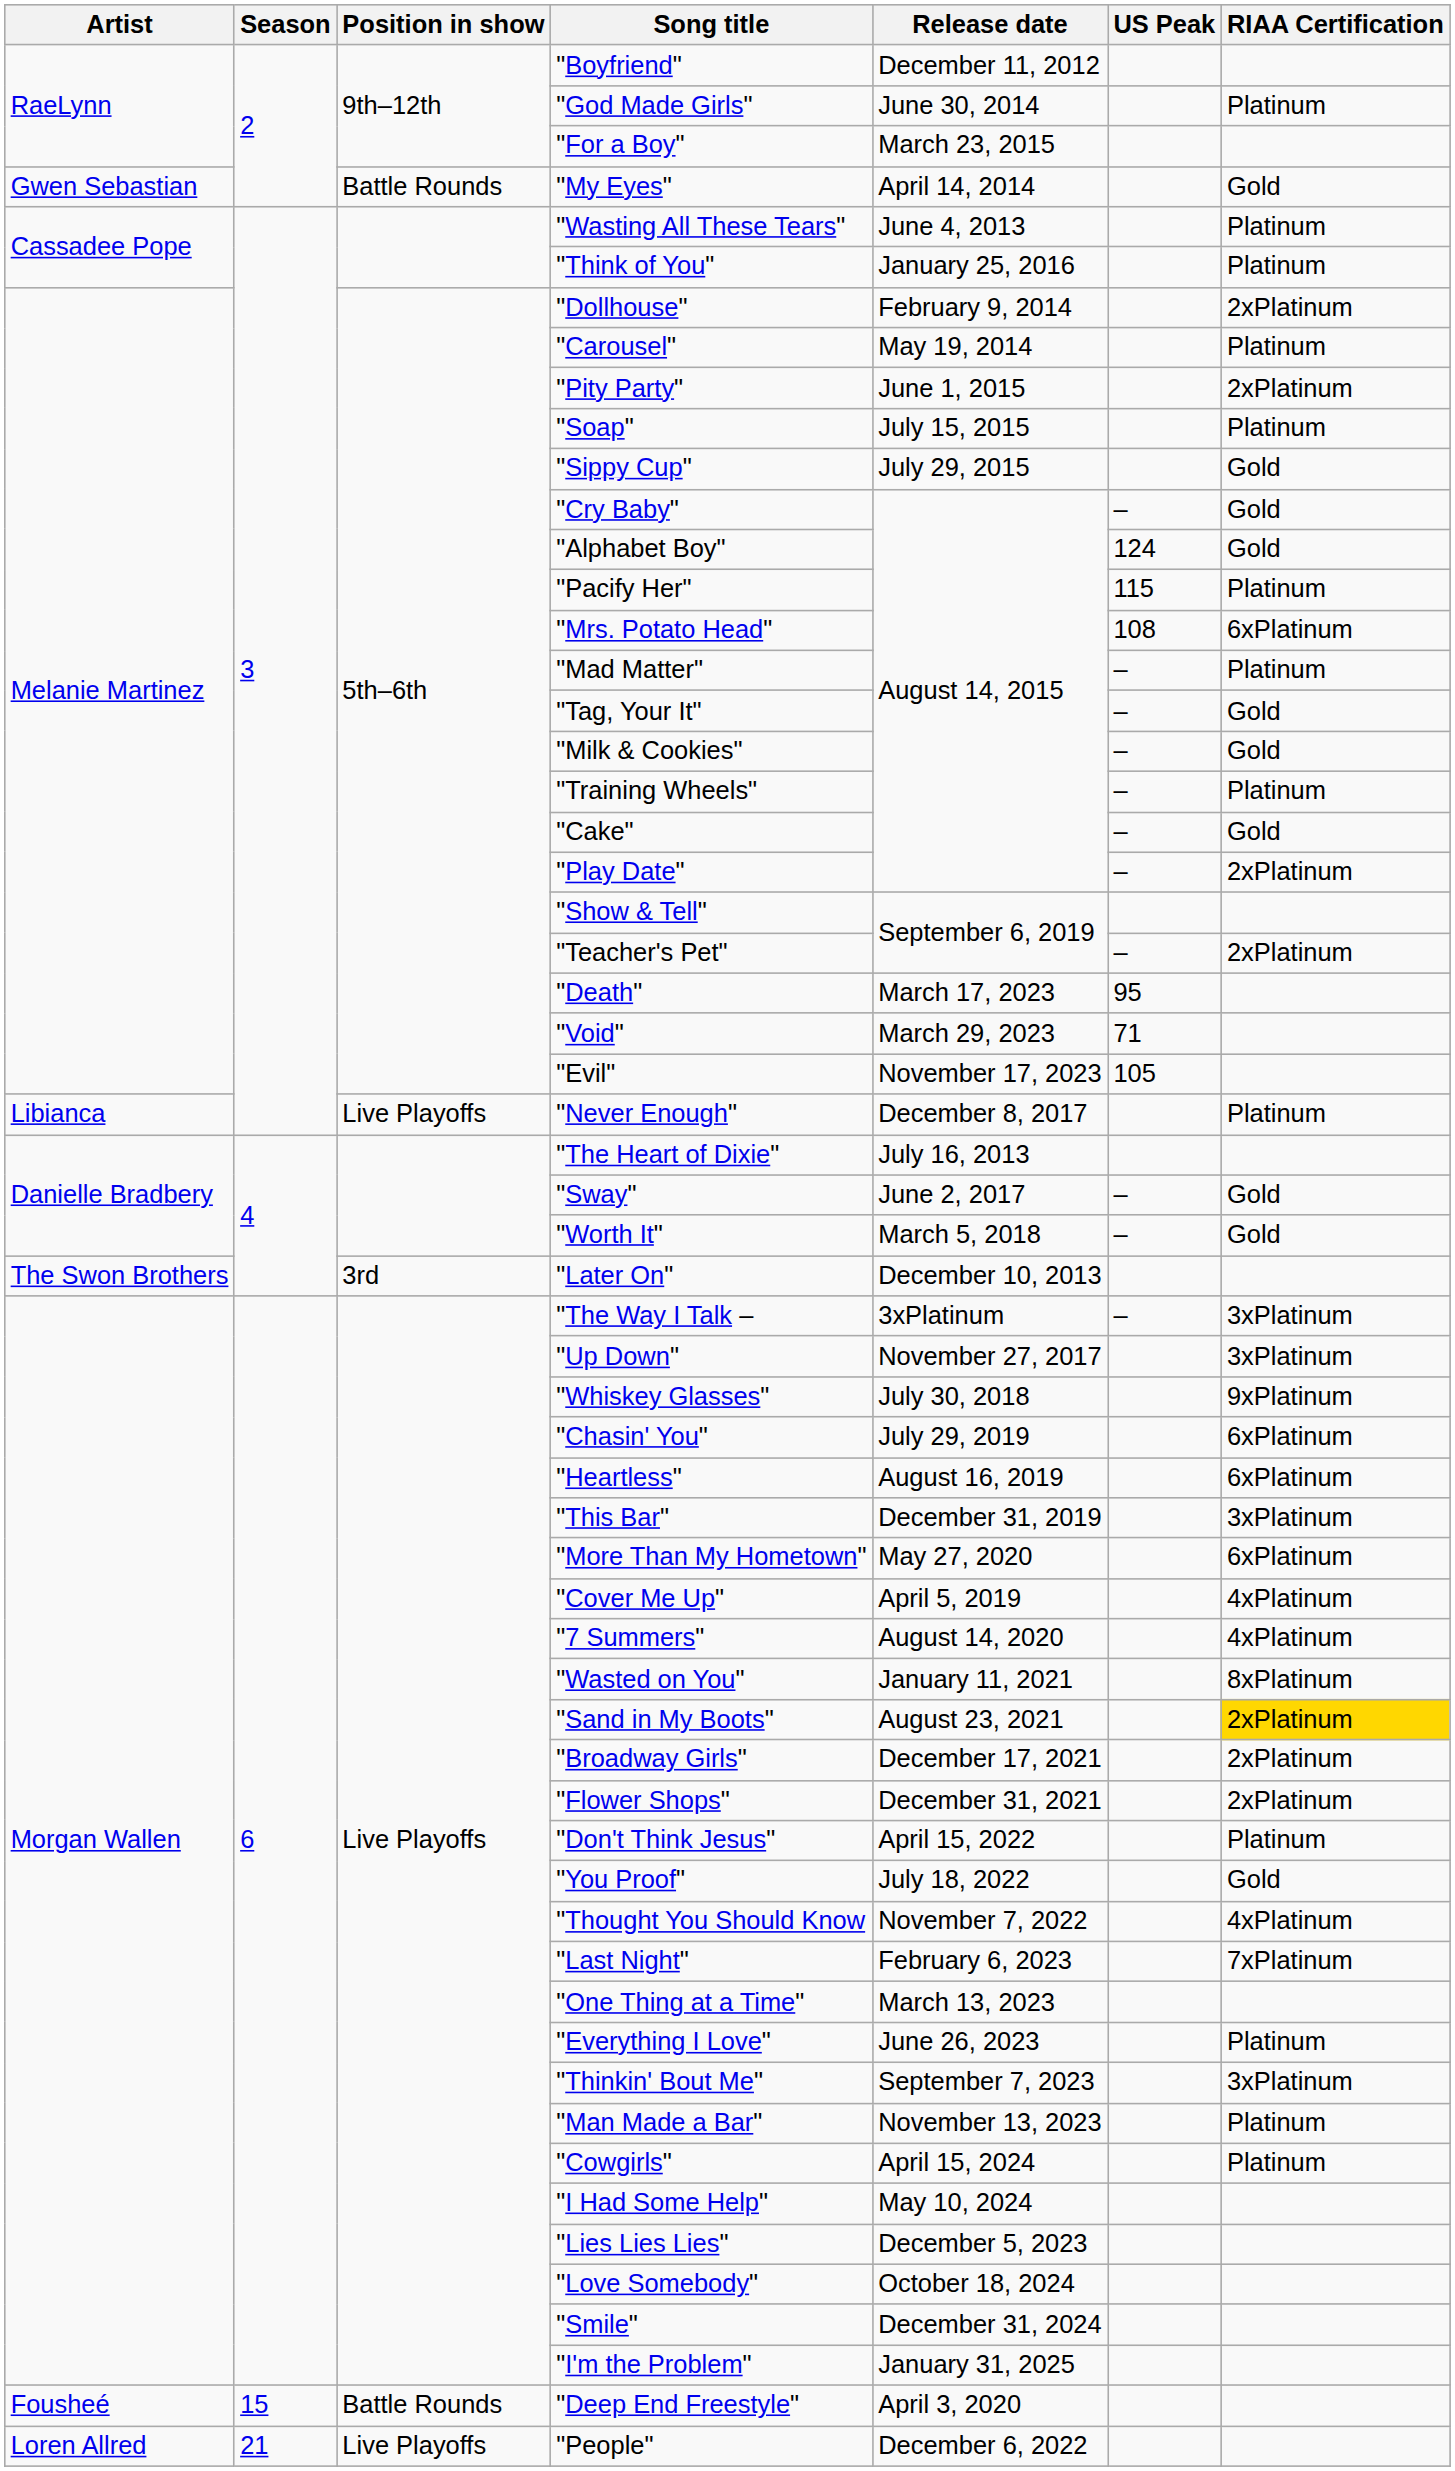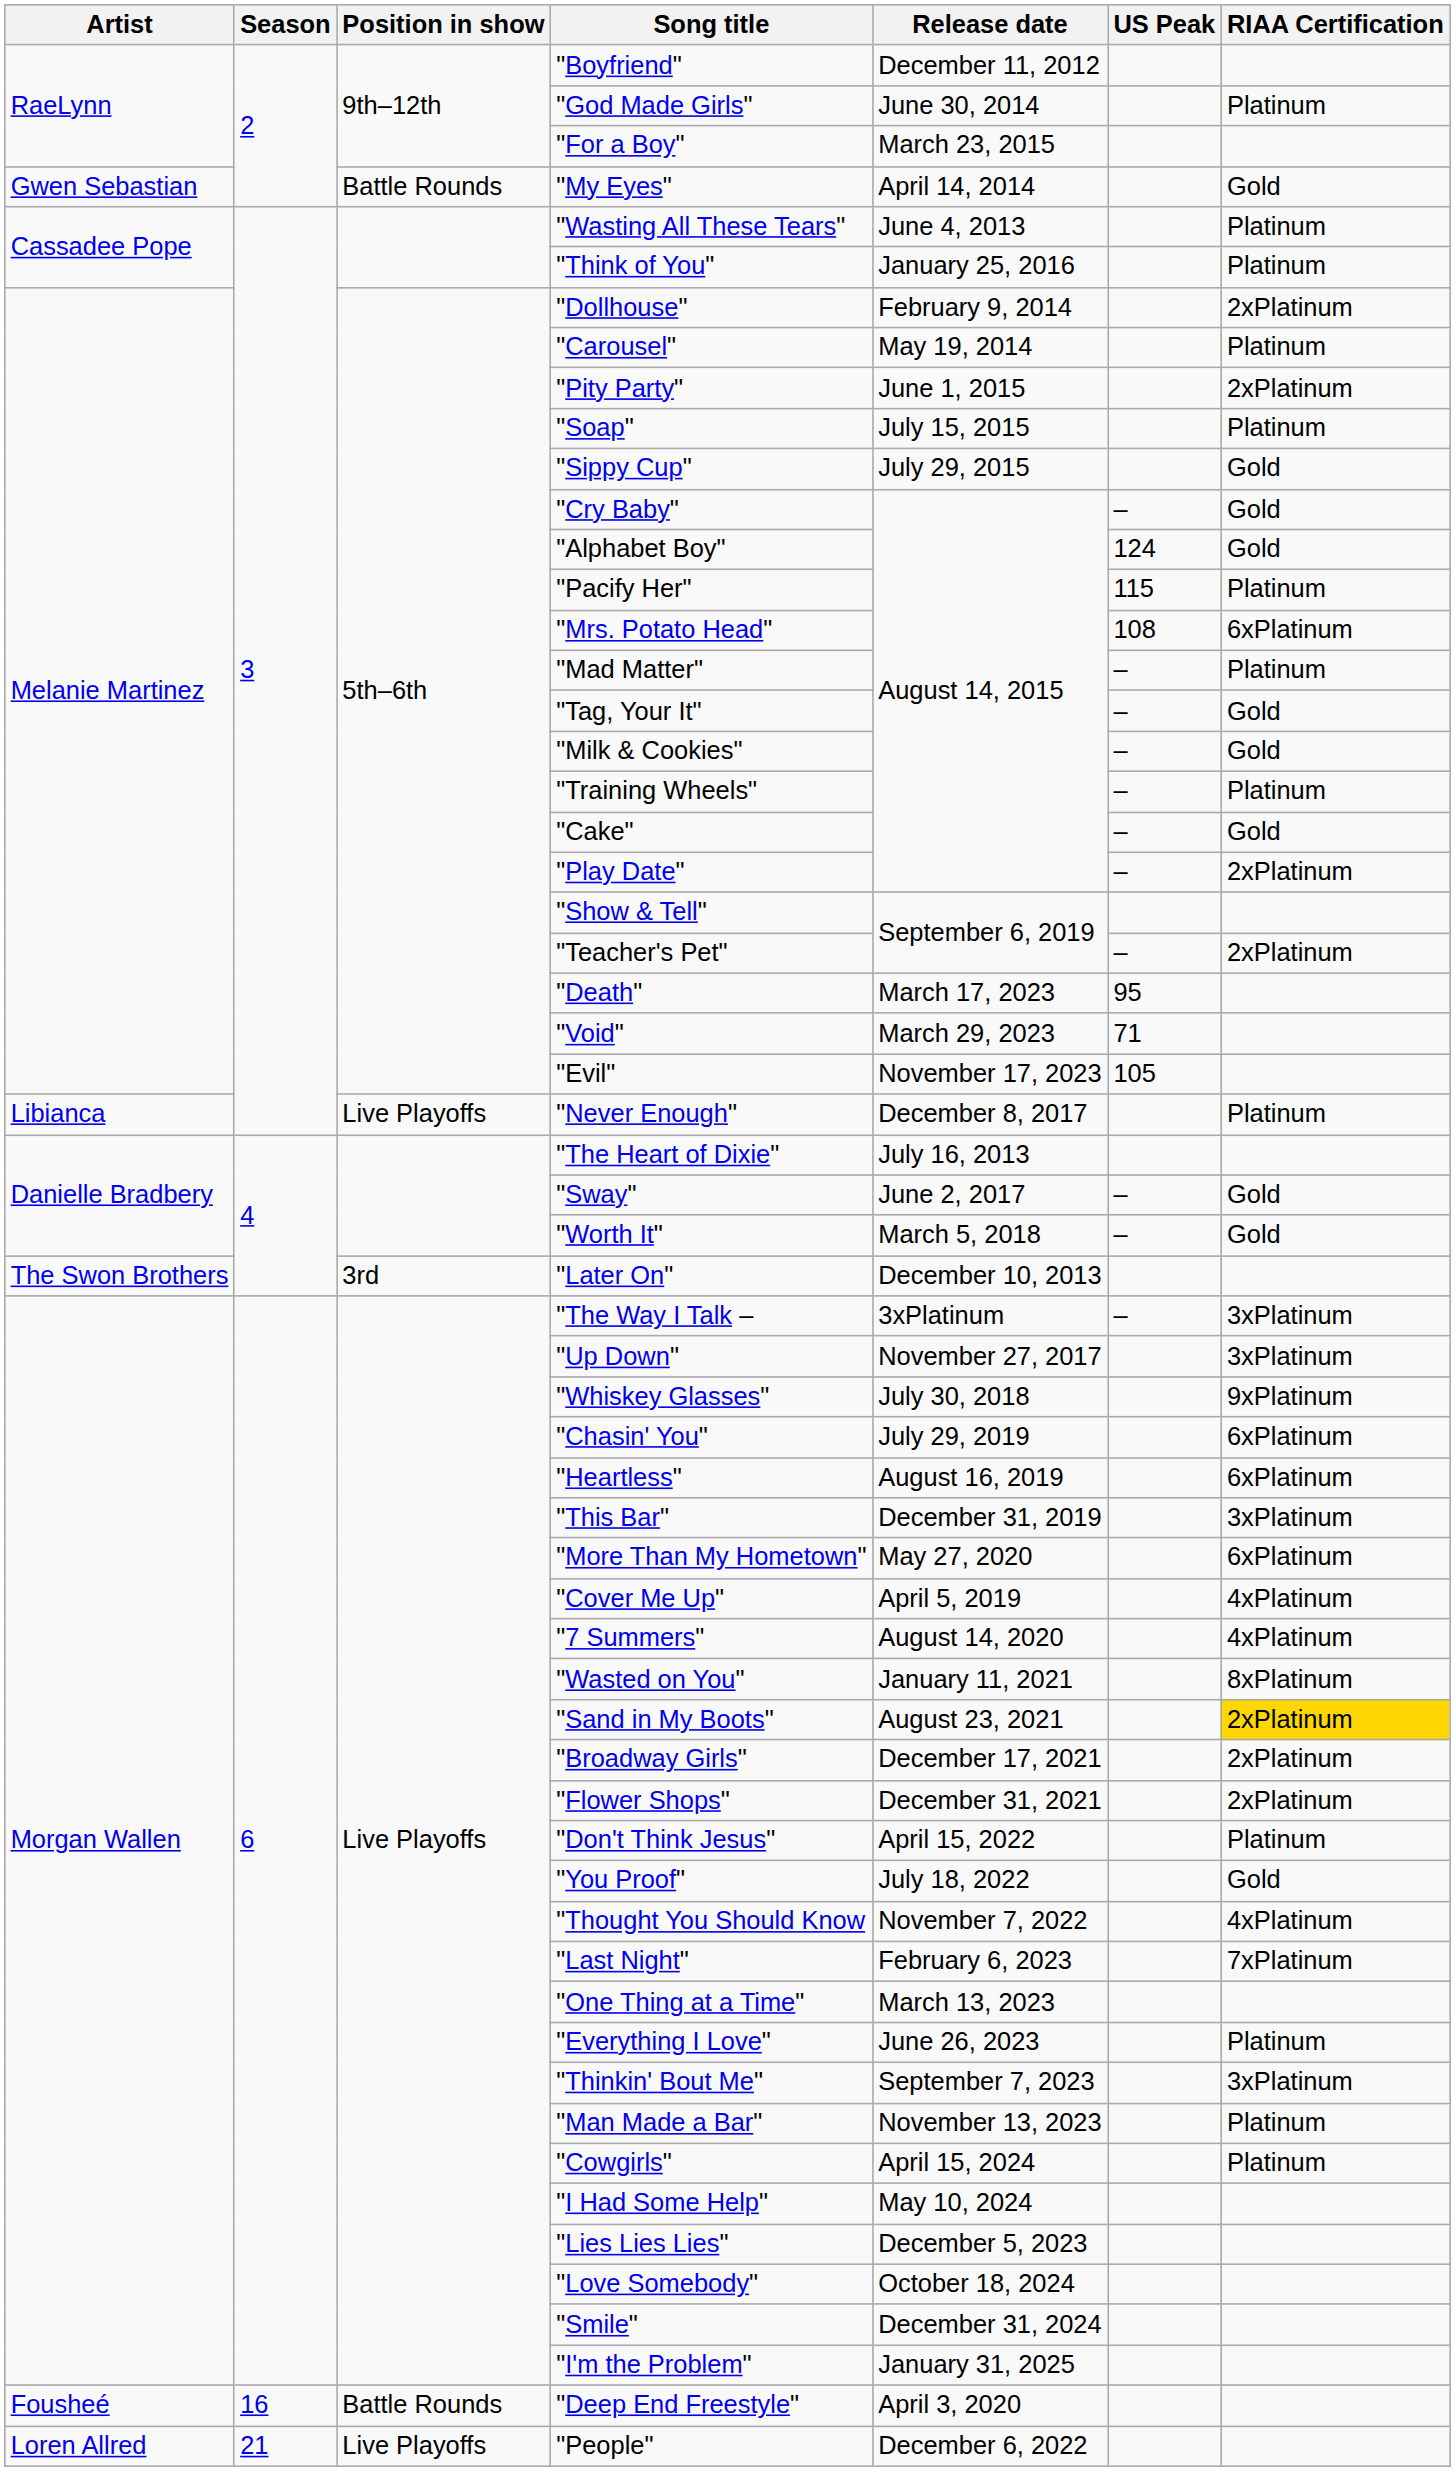(254, 2405) 15 -> (254, 2405) 16
